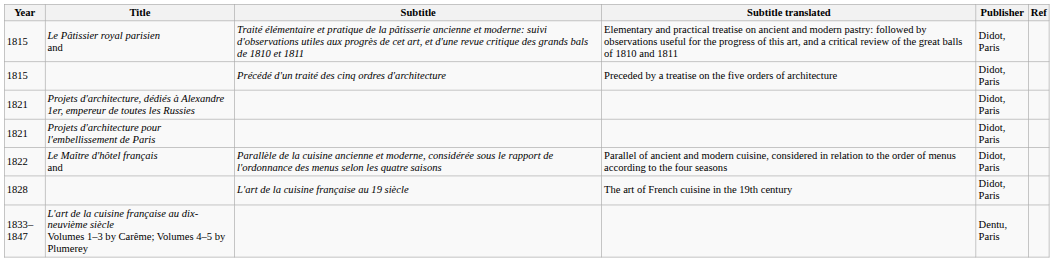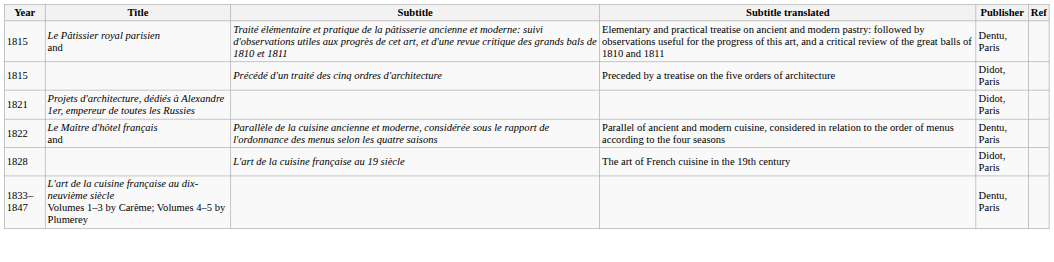(992, 41) Didot, Paris -> (993, 41) Dentu, Paris
- row: (17, 133)
(992, 161) Didot, Paris -> (993, 133) Dentu, Paris
